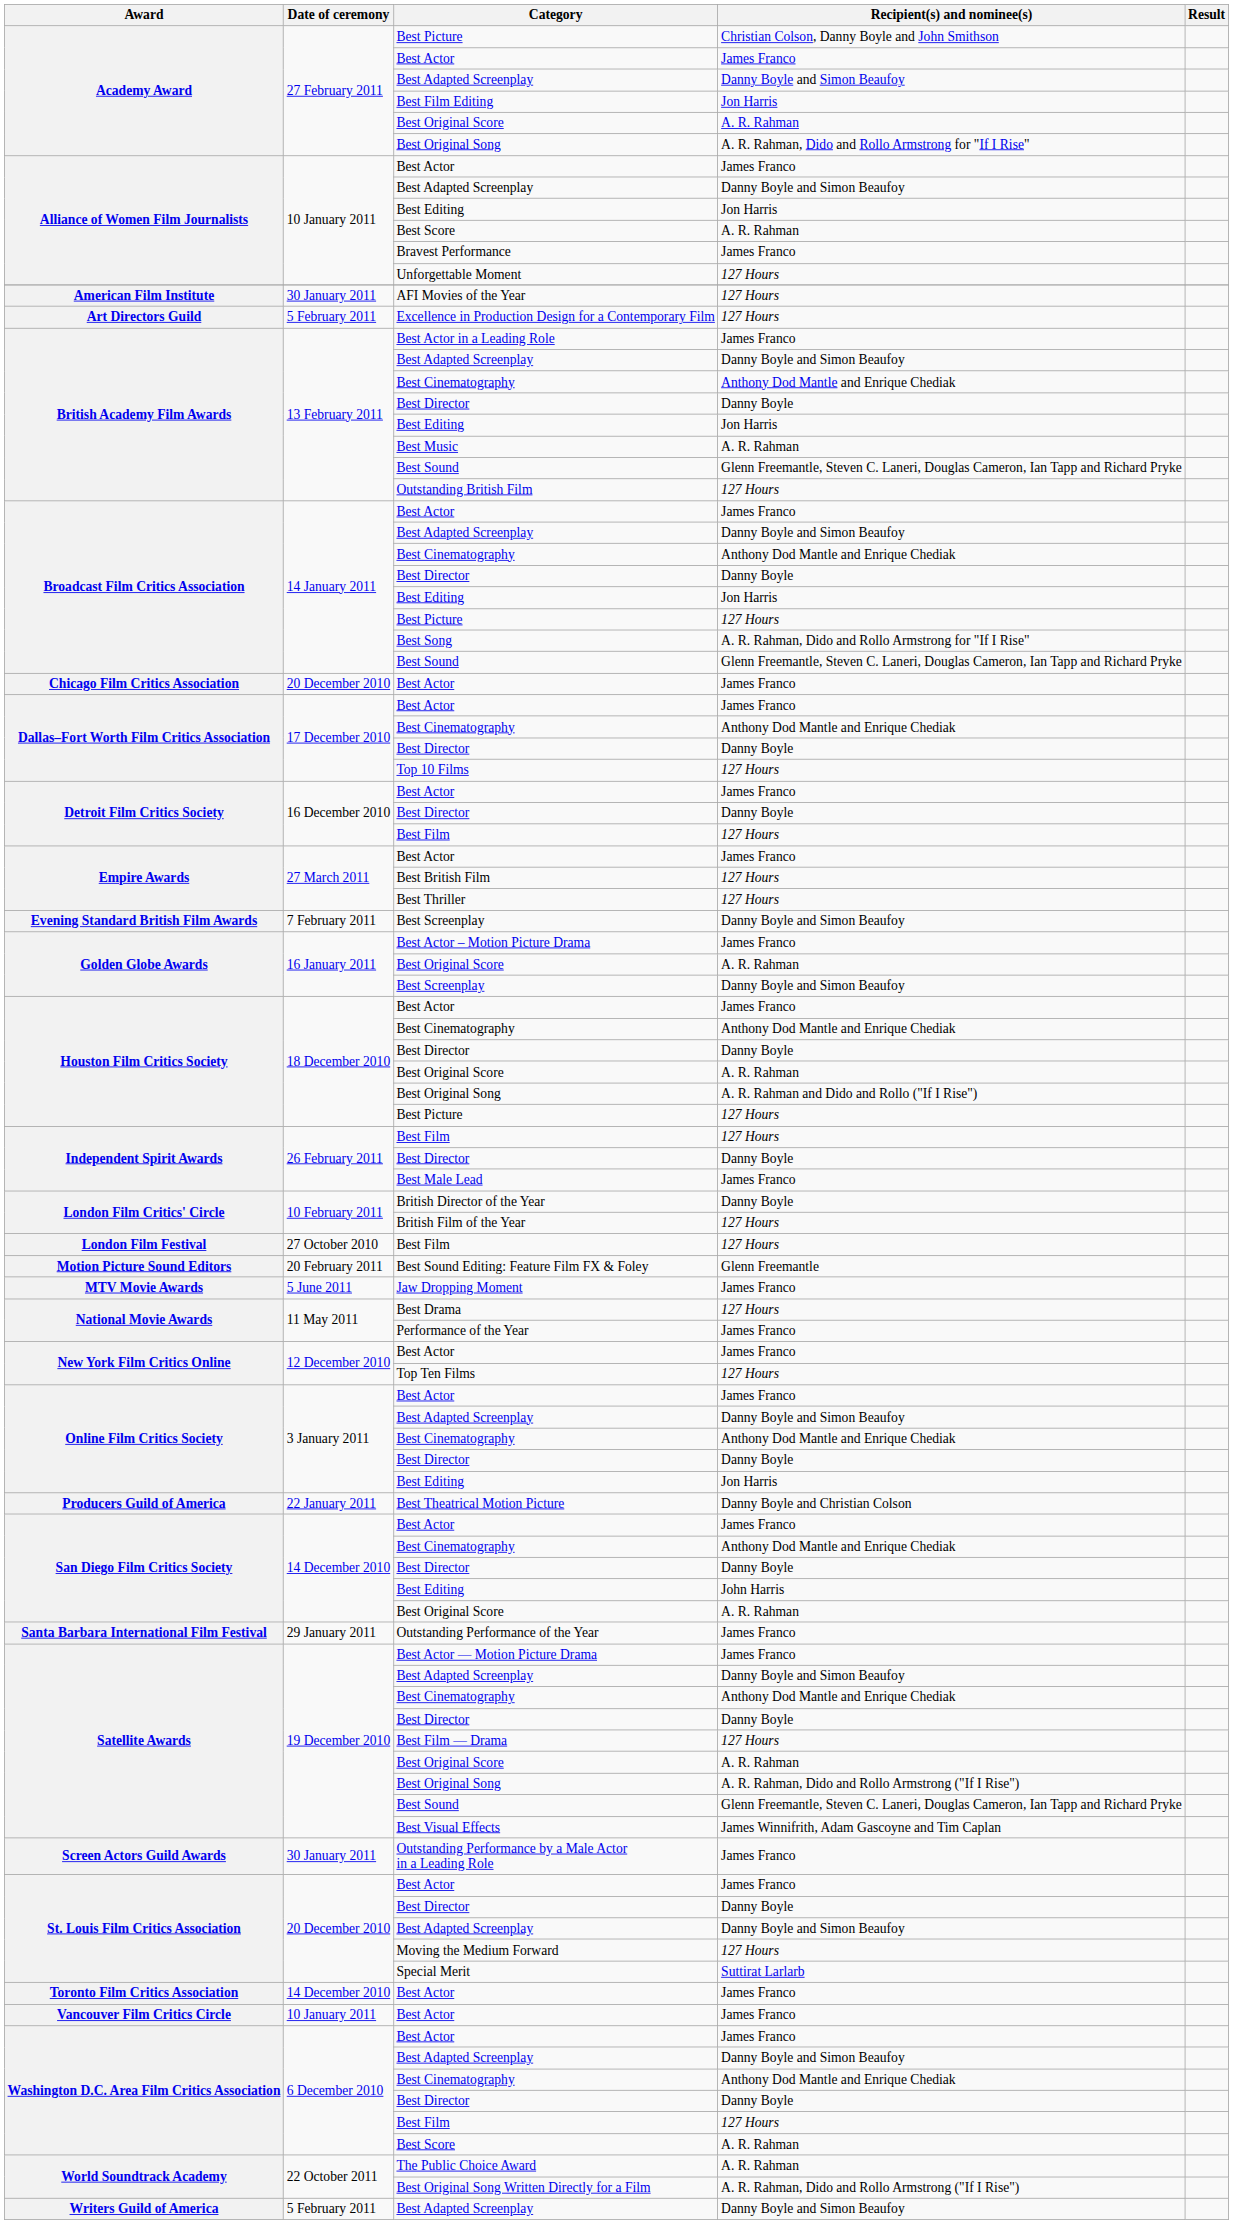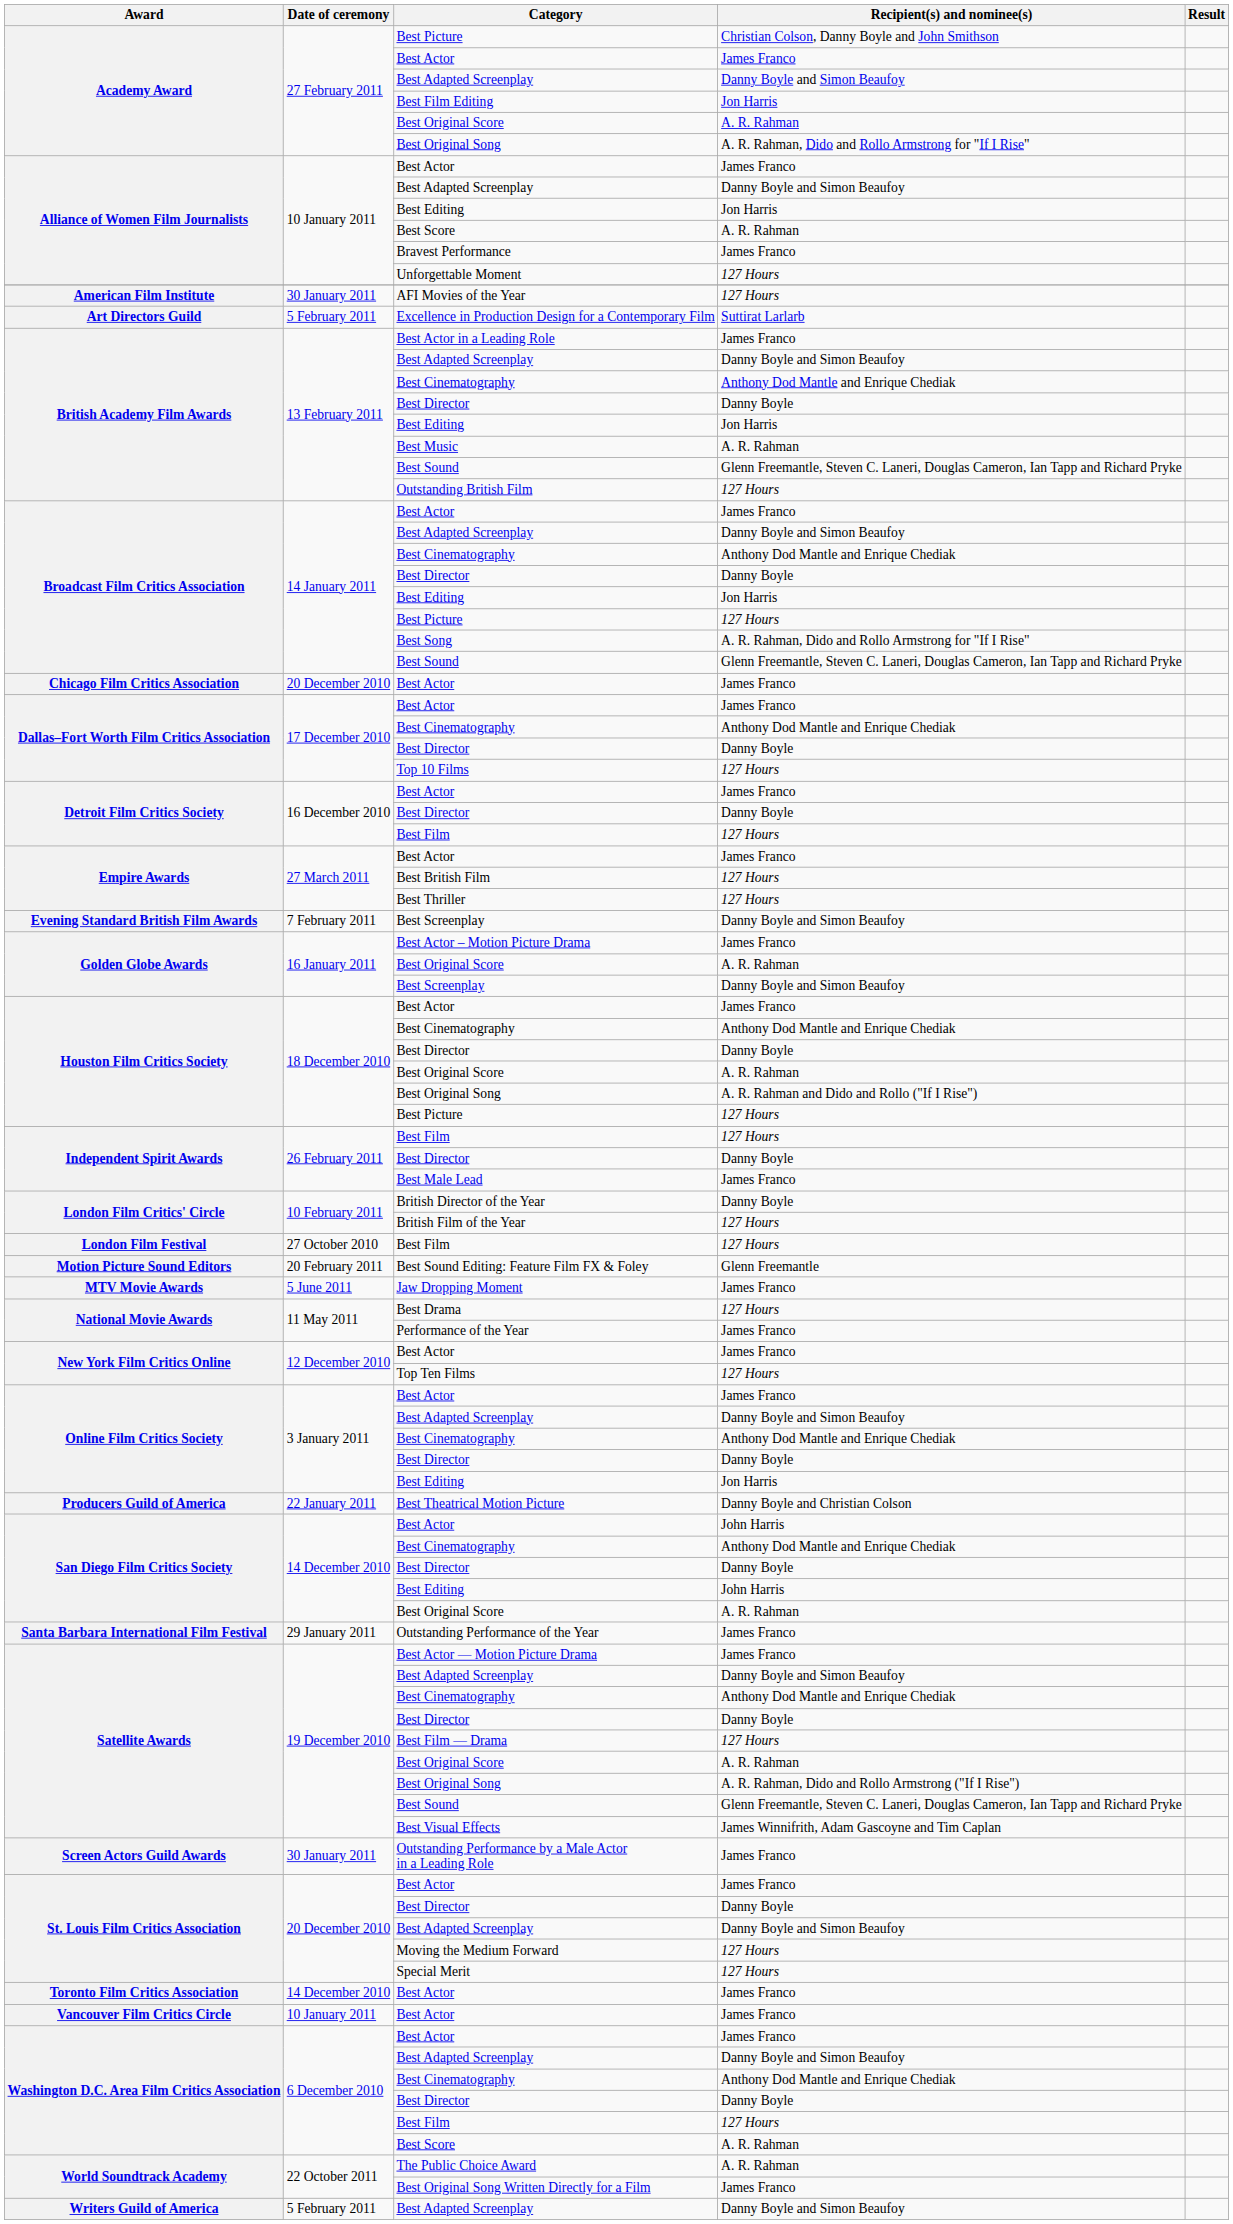(750, 317) 127 Hours -> (763, 317) Suttirat Larlarb
(758, 1525) James Franco -> (753, 1525) John Harris
(763, 1971) Suttirat Larlarb -> (750, 1971) 127 Hours
(870, 2187) A. R. Rahman, Dido and Rollo Armstrong ("If I Rise") -> (758, 2187) James Franco
